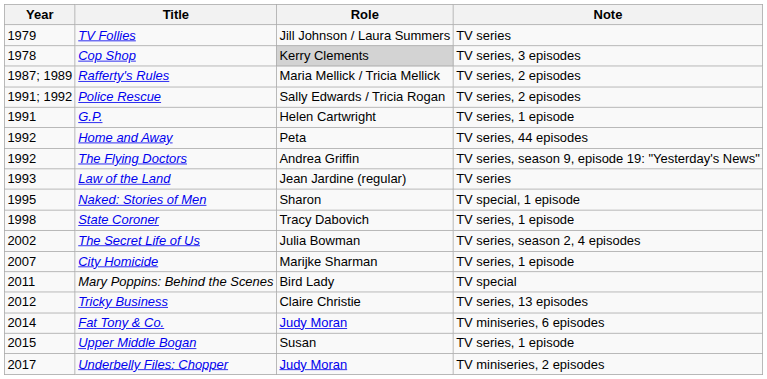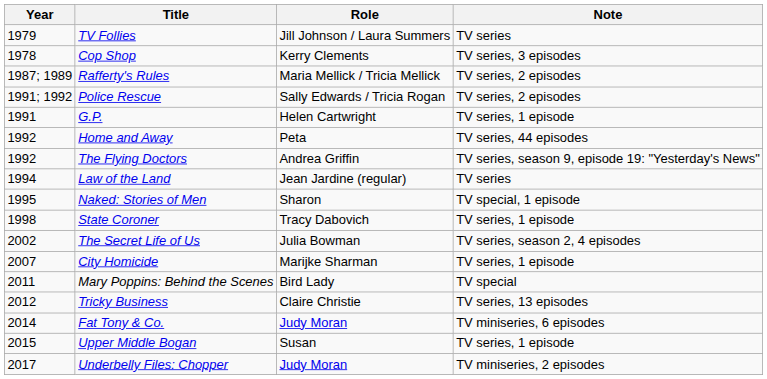(324, 55) lightgrey background -> (324, 55) no background
(22, 179) 1993 -> (22, 179) 1994
